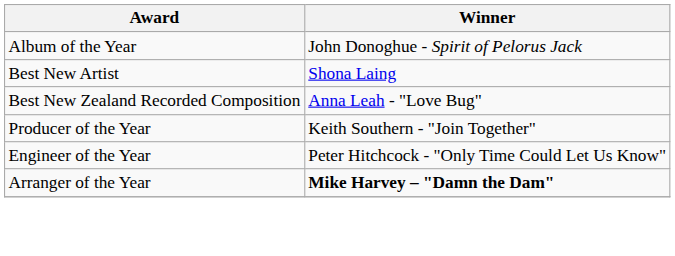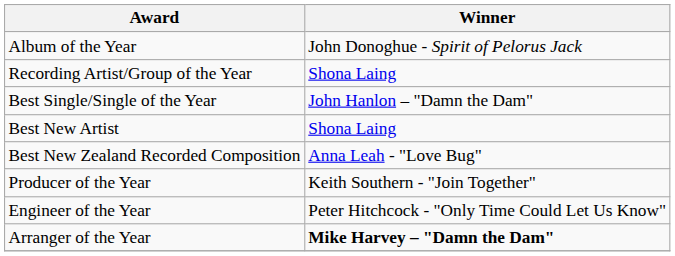+ row: (130, 73)
+ row: (112, 100)
